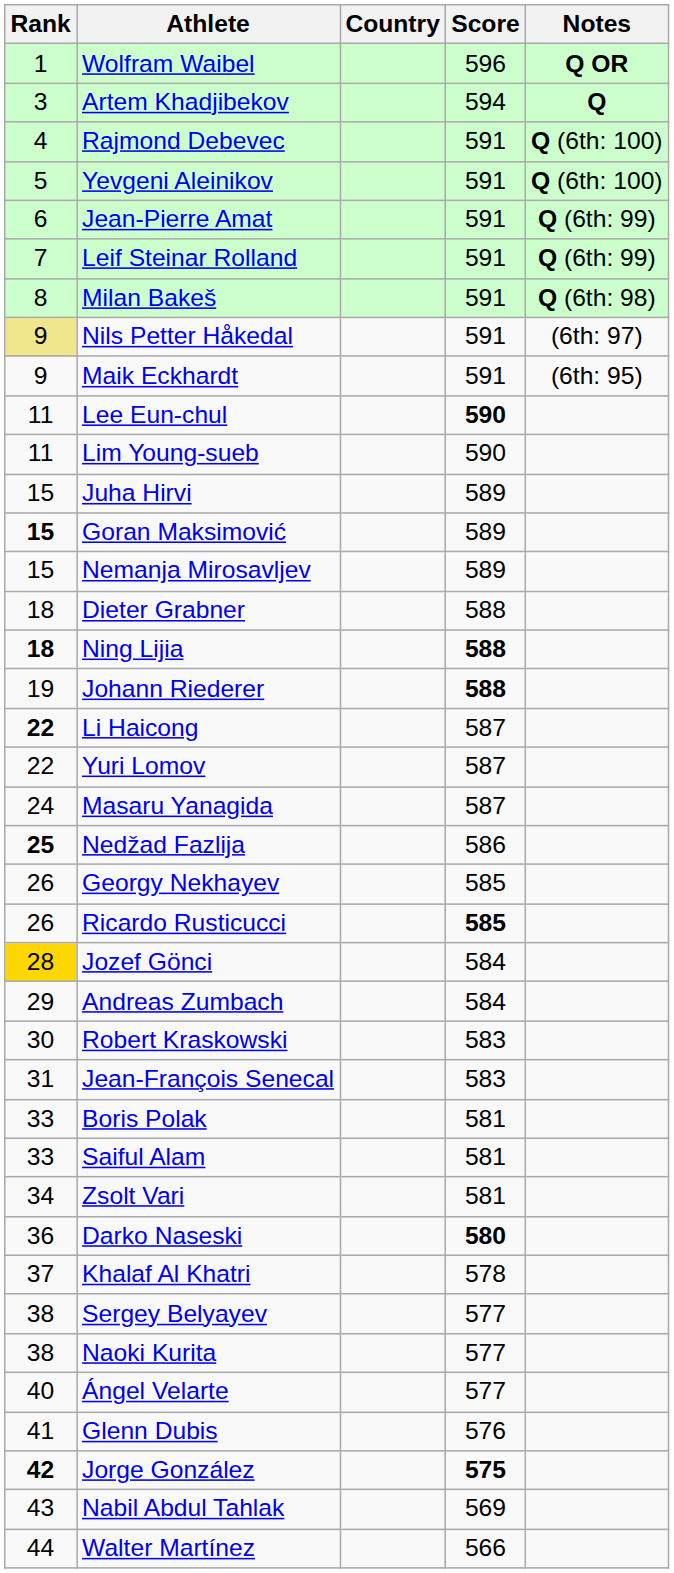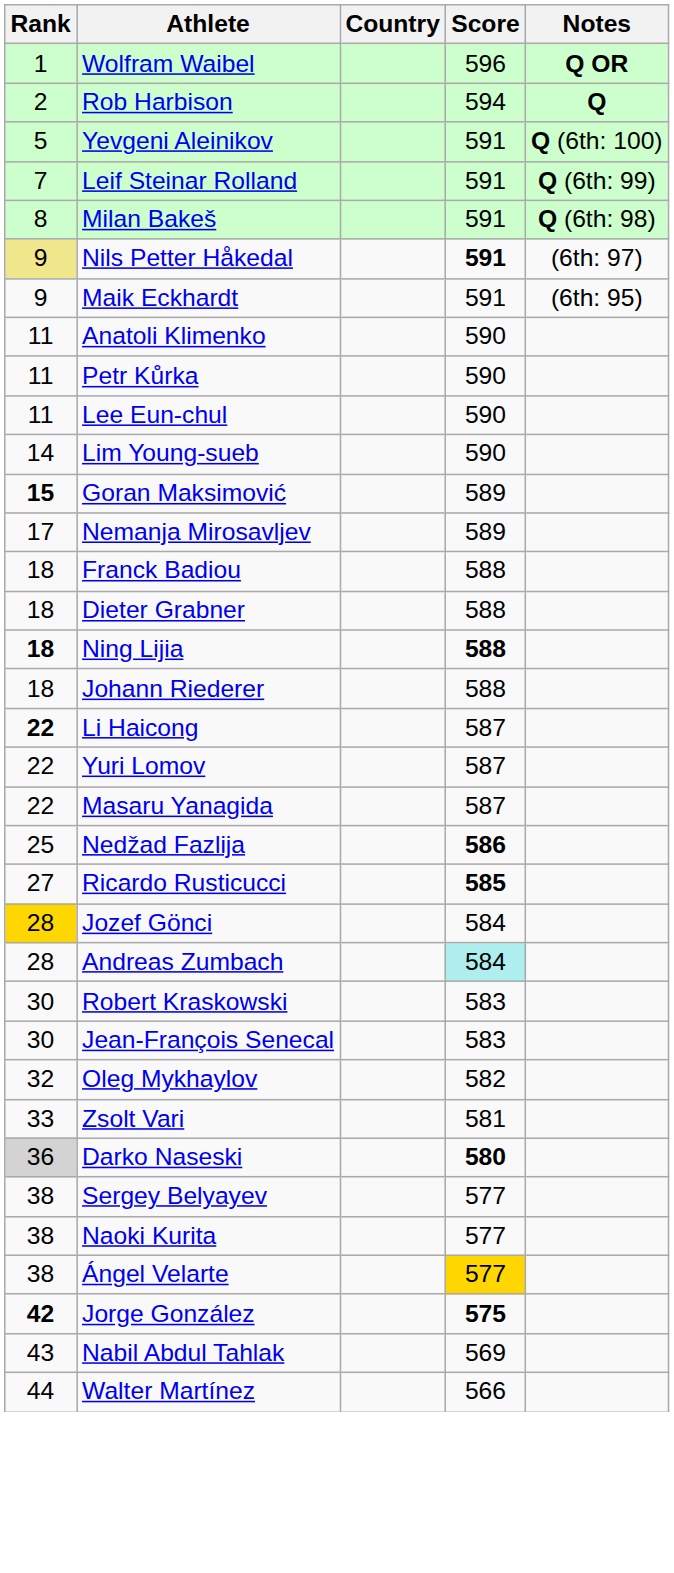+ row: (157, 102)
- row: (185, 102)
- row: (183, 141)
- row: (177, 219)
(485, 336) normal -> (485, 258) bold
+ row: (174, 336)
+ row: (140, 375)
(485, 414) bold -> (485, 414) normal
(41, 453) 11 -> (41, 453) 14
- row: (137, 492)
(41, 571) 15 -> (41, 532) 17
+ row: (162, 571)
(41, 688) 19 -> (41, 688) 18
(485, 688) bold -> (485, 688) normal
(41, 805) 24 -> (41, 805) 22
(41, 844) bold -> (41, 844) normal
(485, 844) normal -> (485, 844) bold
- row: (181, 883)
(41, 922) 26 -> (41, 883) 27
(41, 1000) 29 -> (41, 961) 28
(485, 1000) no background -> (485, 961) paleturquoise background
(41, 1079) 31 -> (41, 1040) 30
+ row: (170, 1079)
- row: (144, 1118)
- row: (144, 1157)
(41, 1196) 34 -> (41, 1118) 33
(41, 1235) no background -> (41, 1157) lightgrey background
- row: (166, 1274)
(41, 1391) 40 -> (41, 1274) 38
(485, 1391) no background -> (485, 1274) gold background
- row: (150, 1430)
